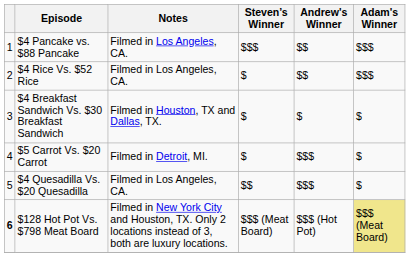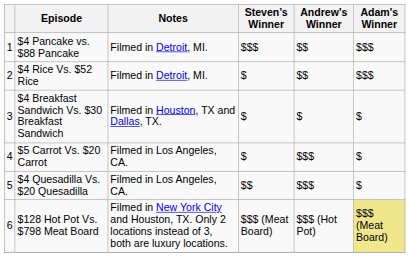(163, 47) Filmed in Los Angeles, CA. -> (159, 47) Filmed in Detroit, MI.
(163, 76) Filmed in Los Angeles, CA. -> (159, 76) Filmed in Detroit, MI.
(159, 157) Filmed in Detroit, MI. -> (163, 157) Filmed in Los Angeles, CA.
(10, 226) bold -> (10, 226) normal
